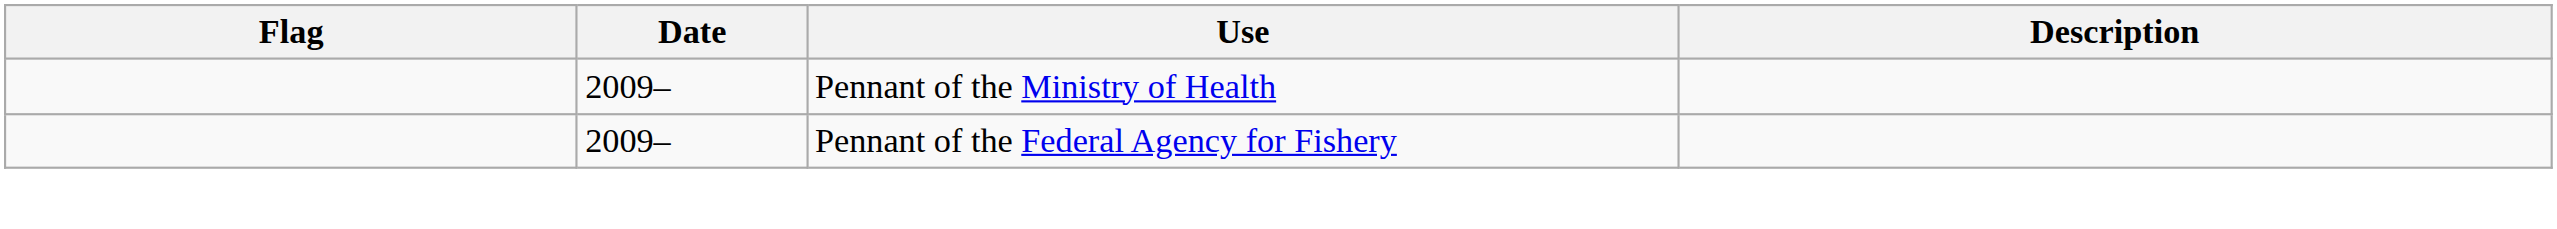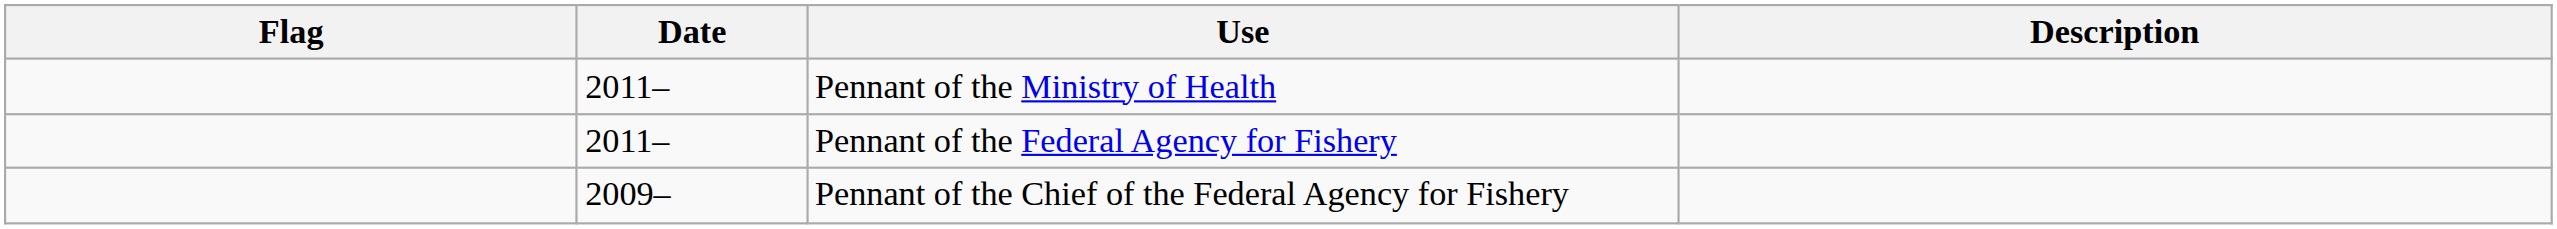(628, 85) 2009– -> (627, 85) 2011–
(628, 140) 2009– -> (627, 140) 2011–
+ row: (1192, 194)
